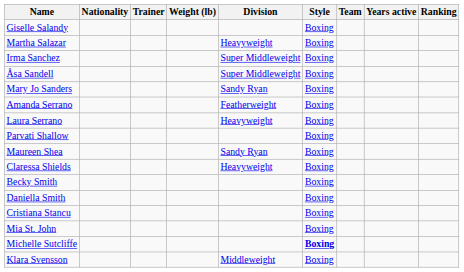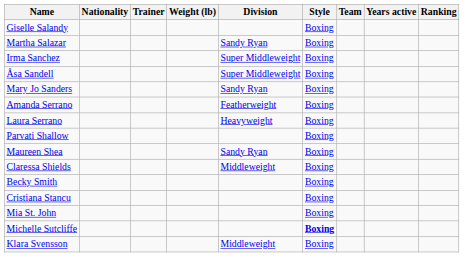(246, 43) Heavyweight -> (244, 43) Sandy Ryan
(246, 167) Heavyweight -> (248, 167) Middleweight
- row: (36, 197)
